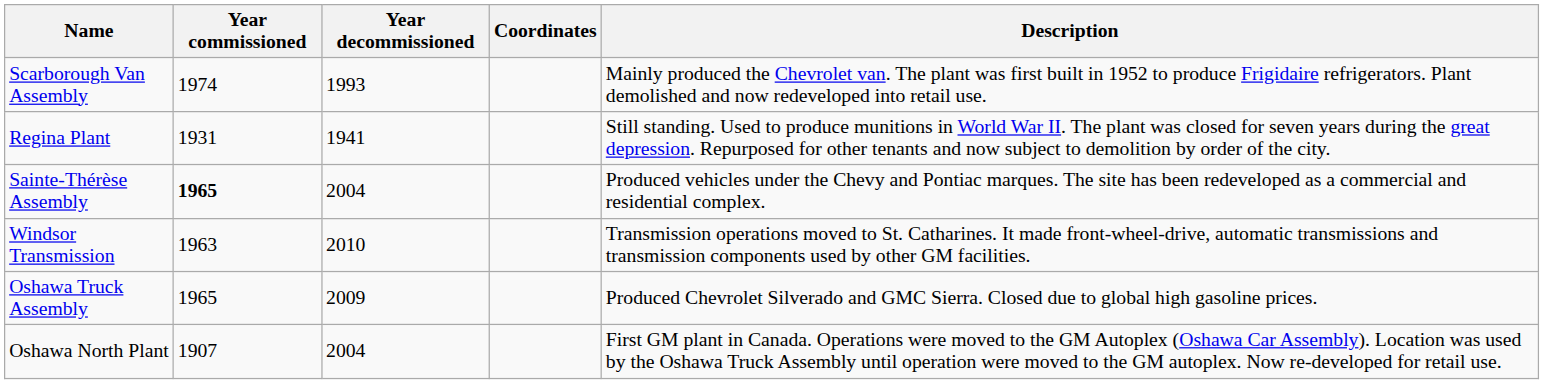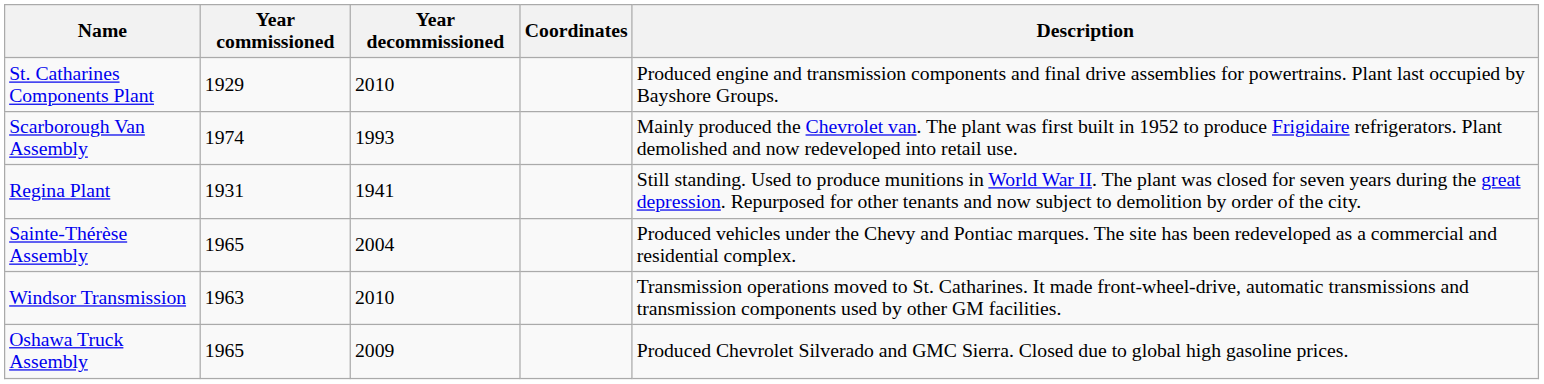+ row: (82, 84)
(197, 191) bold -> (224, 244) normal
- row: (89, 351)
